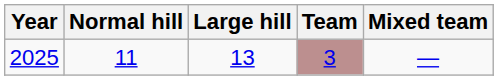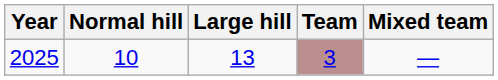(126, 57) 11 -> (126, 57) 10
